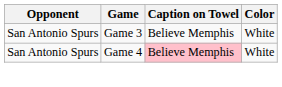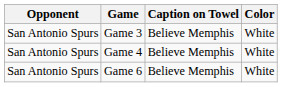(191, 52) pink background -> (191, 52) no background
+ row: (123, 71)
